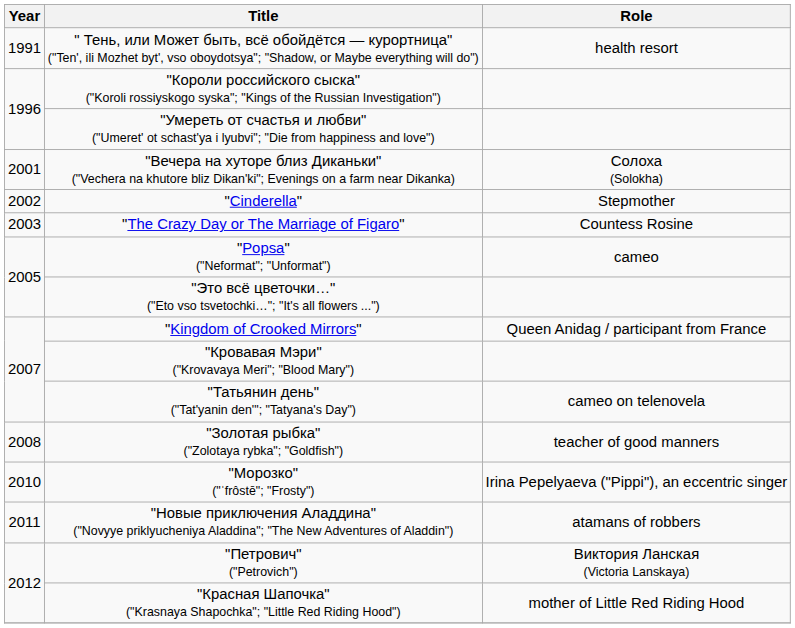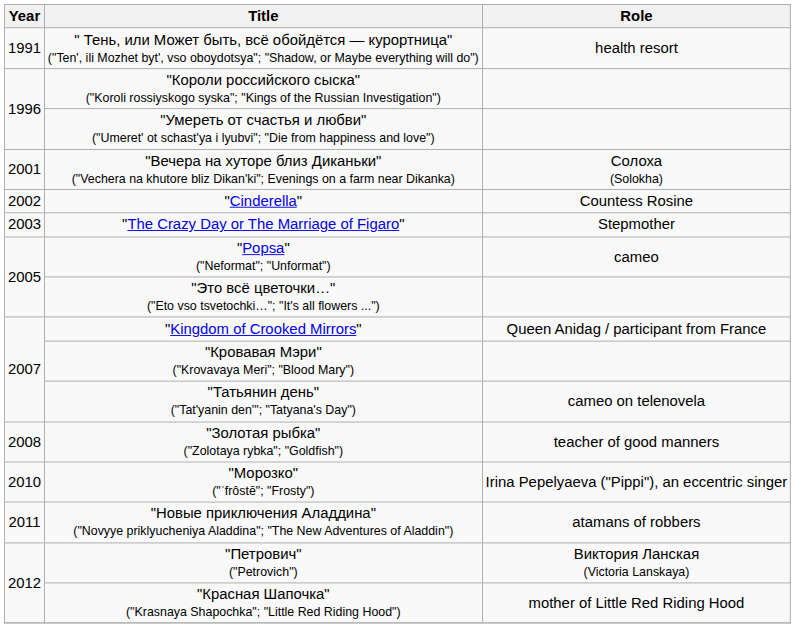(636, 201) Stepmother -> (636, 201) Countess Rosine
(636, 224) Countess Rosine -> (636, 224) Stepmother
